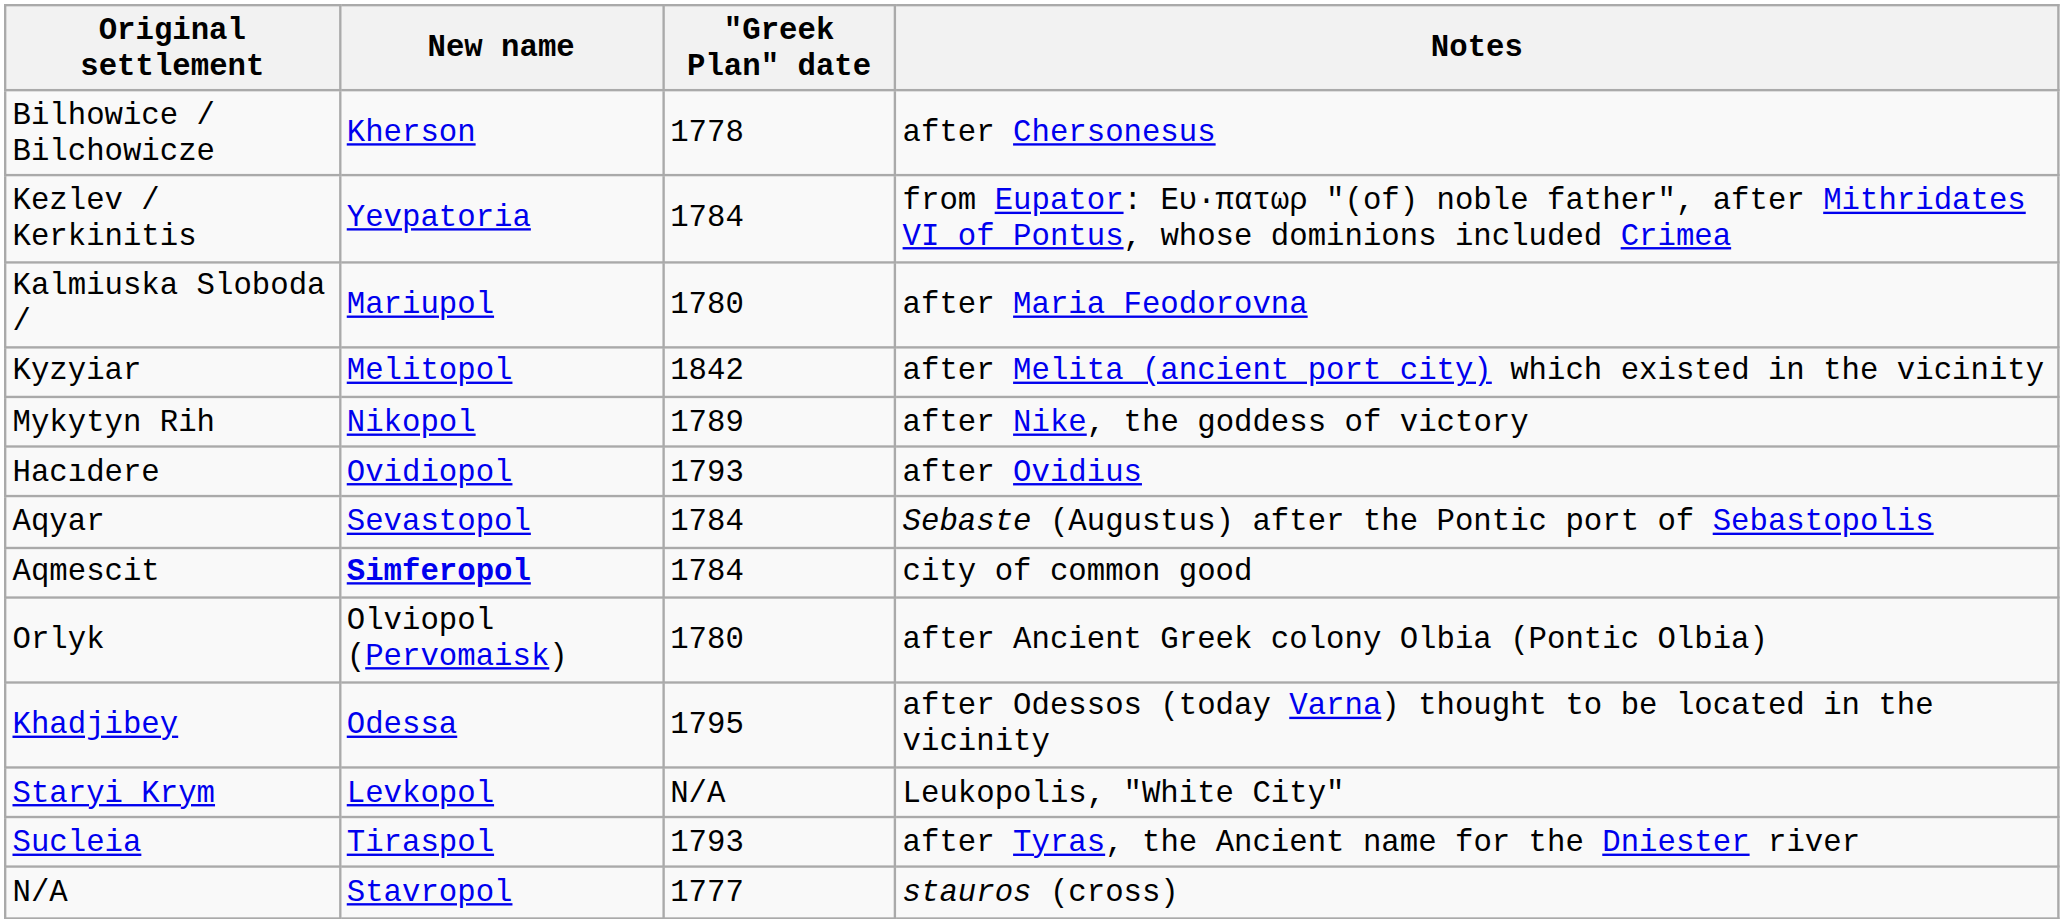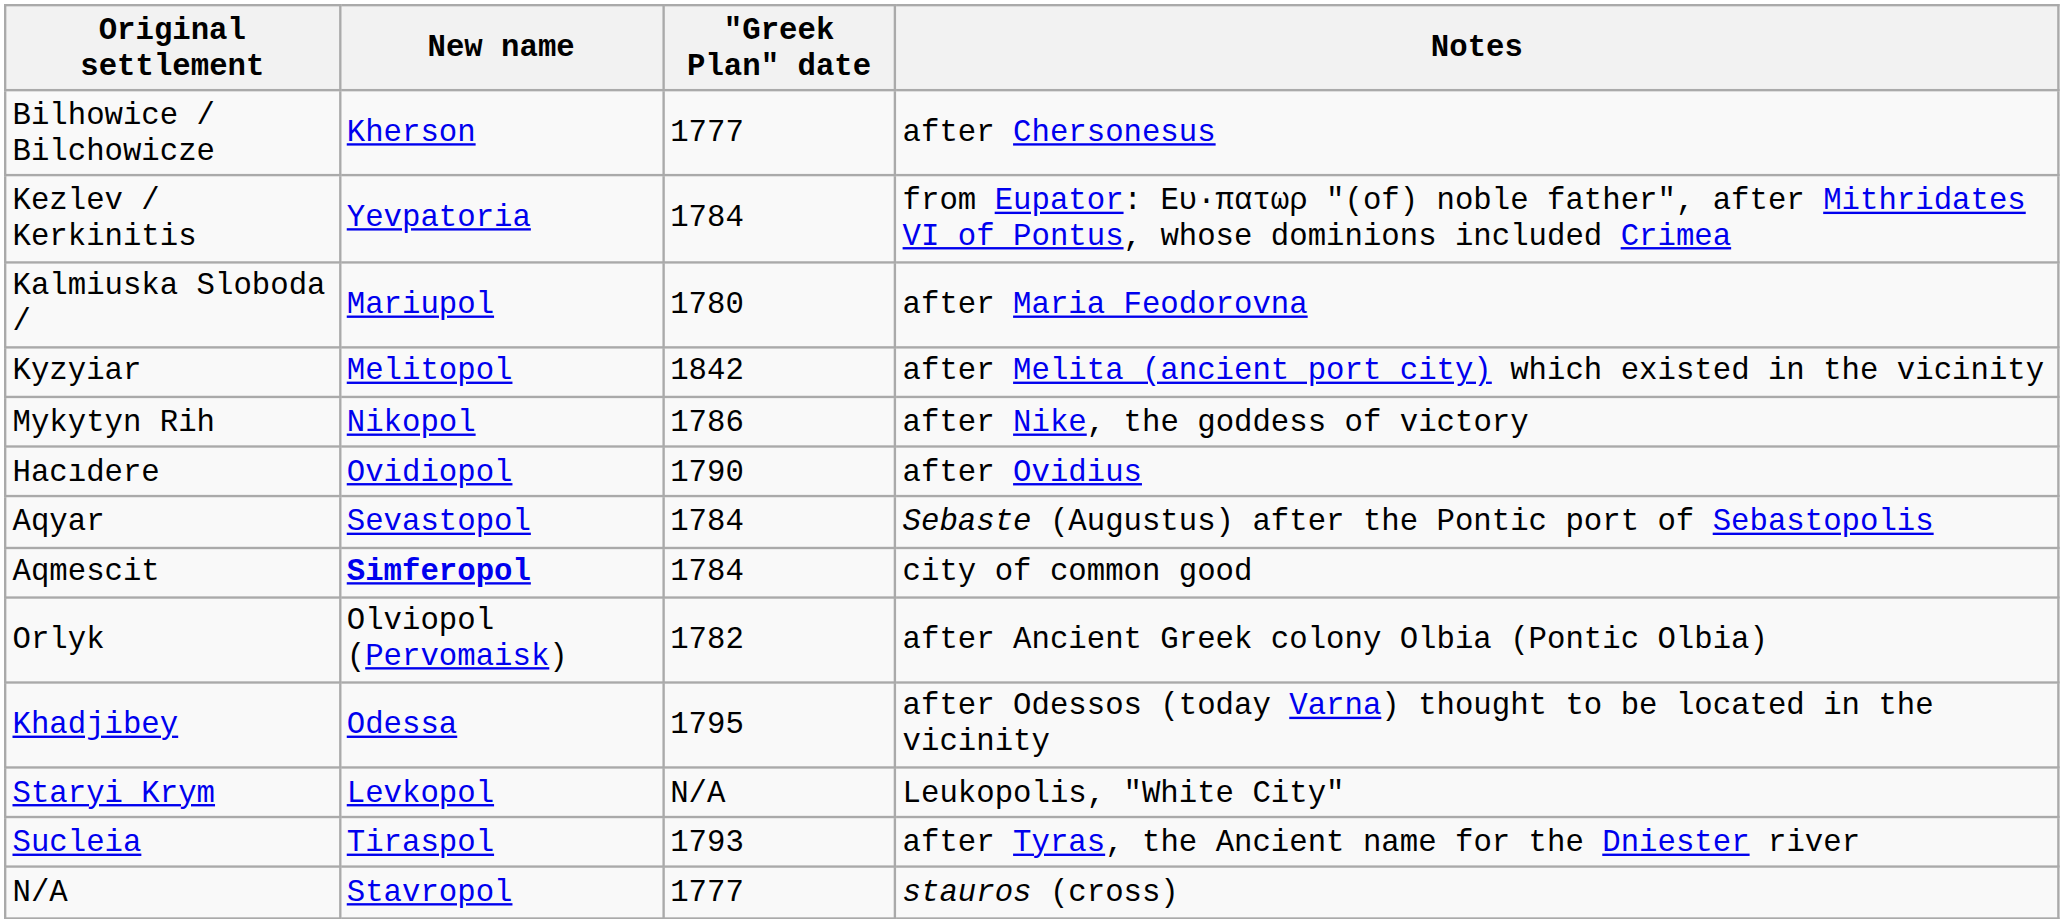(707, 133) 1778 -> (707, 133) 1777
(707, 422) 1789 -> (707, 422) 1786
(707, 472) 1793 -> (707, 472) 1790
(707, 640) 1780 -> (707, 640) 1782
